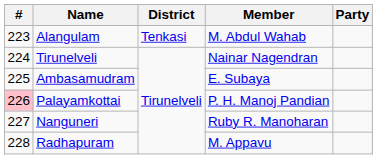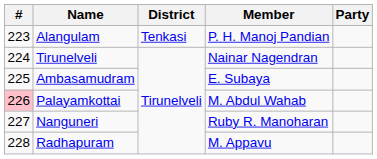(257, 36) M. Abdul Wahab -> (269, 36) P. H. Manoj Pandian
(269, 100) P. H. Manoj Pandian -> (257, 100) M. Abdul Wahab
